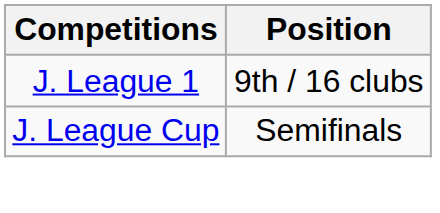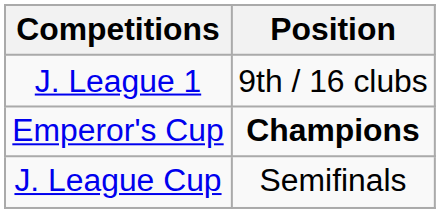+ row: (118, 130)
